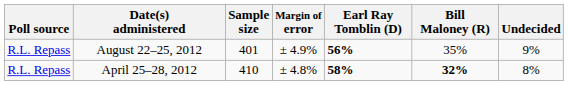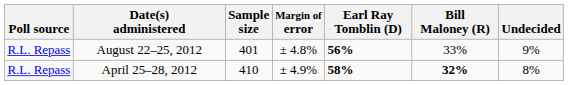(298, 49) ± 4.9% -> (298, 49) ± 4.8%
(455, 49) 35% -> (455, 49) 33%
(298, 70) ± 4.8% -> (298, 70) ± 4.9%
